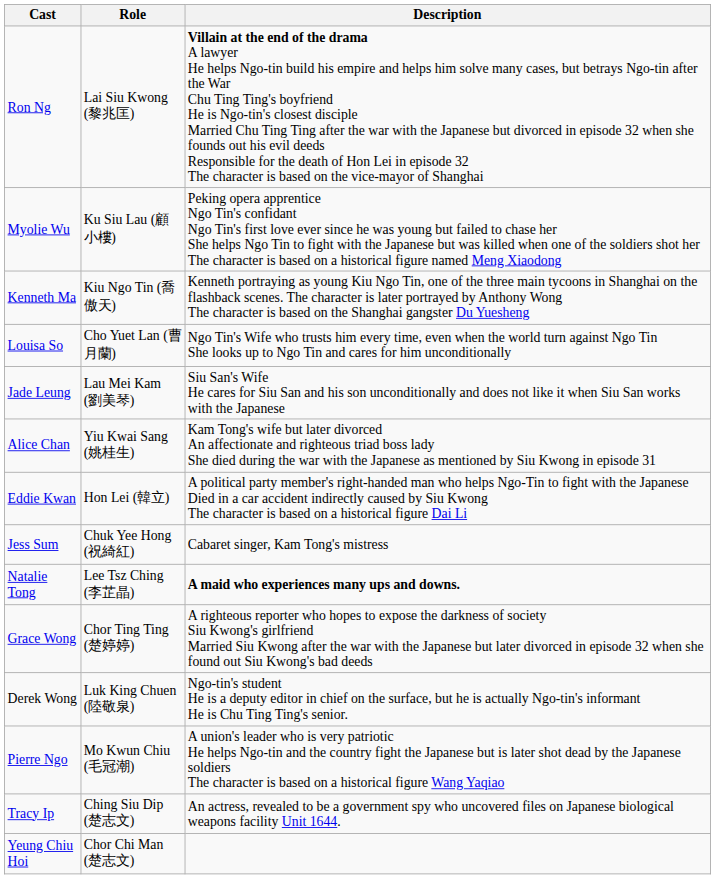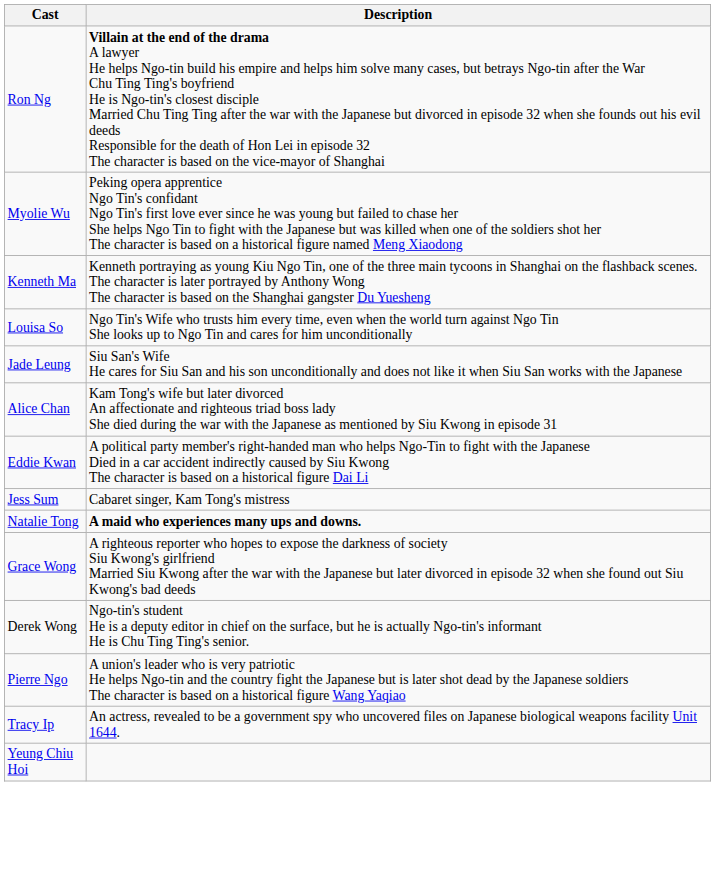- column: (133, 15)
